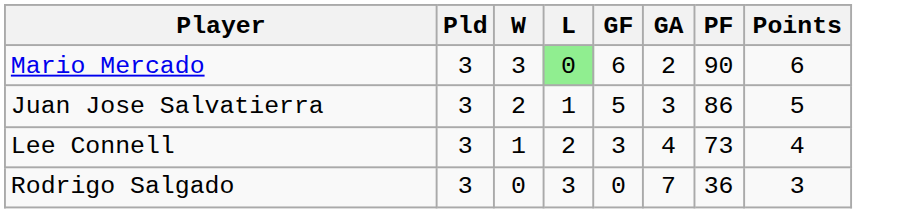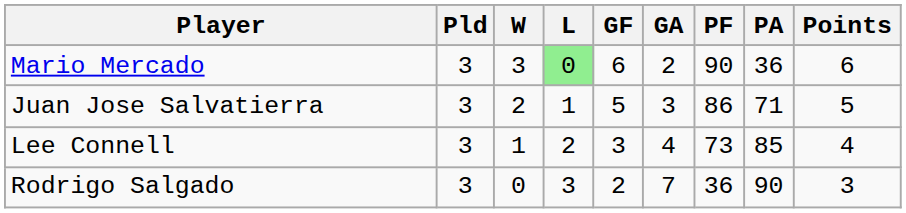+ column: (769, 25)
(619, 187) 0 -> (619, 187) 2
